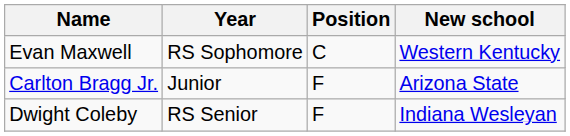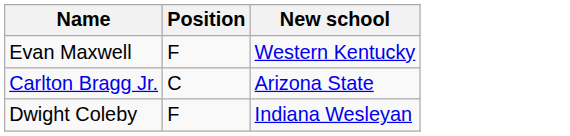- column: (235, 20)
(319, 51) C -> (173, 51) F
(318, 83) F -> (174, 83) C
